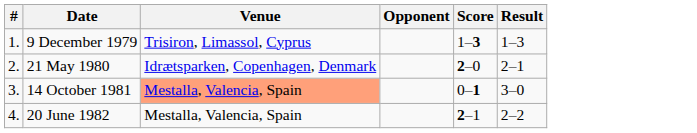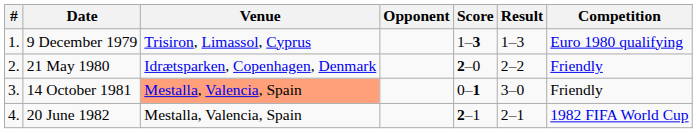+ column: (619, 16)
(513, 66) 2–1 -> (513, 66) 2–2
(513, 115) 2–2 -> (513, 115) 2–1
